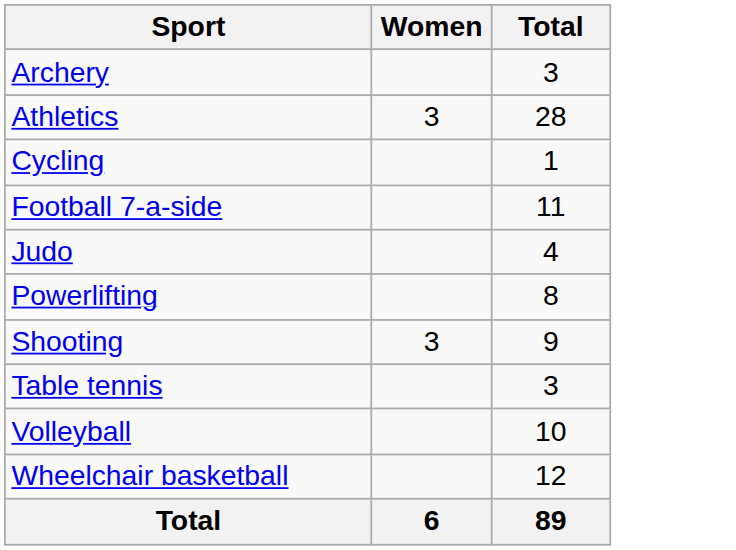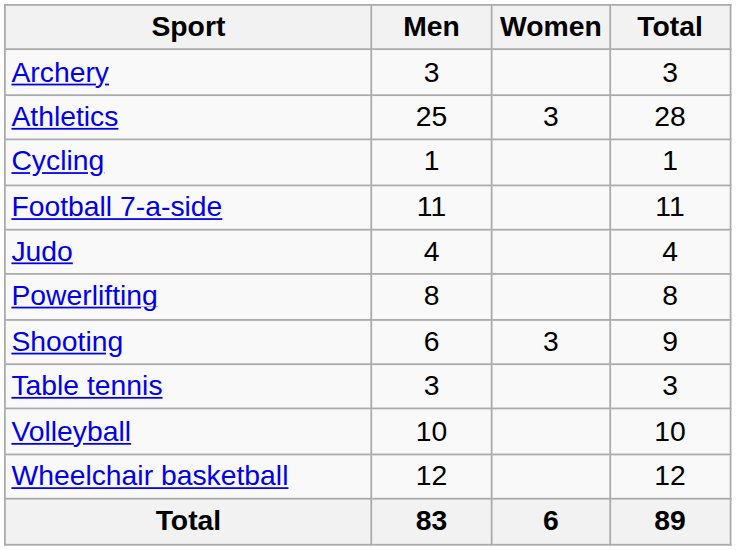+ column: (432, 26)
